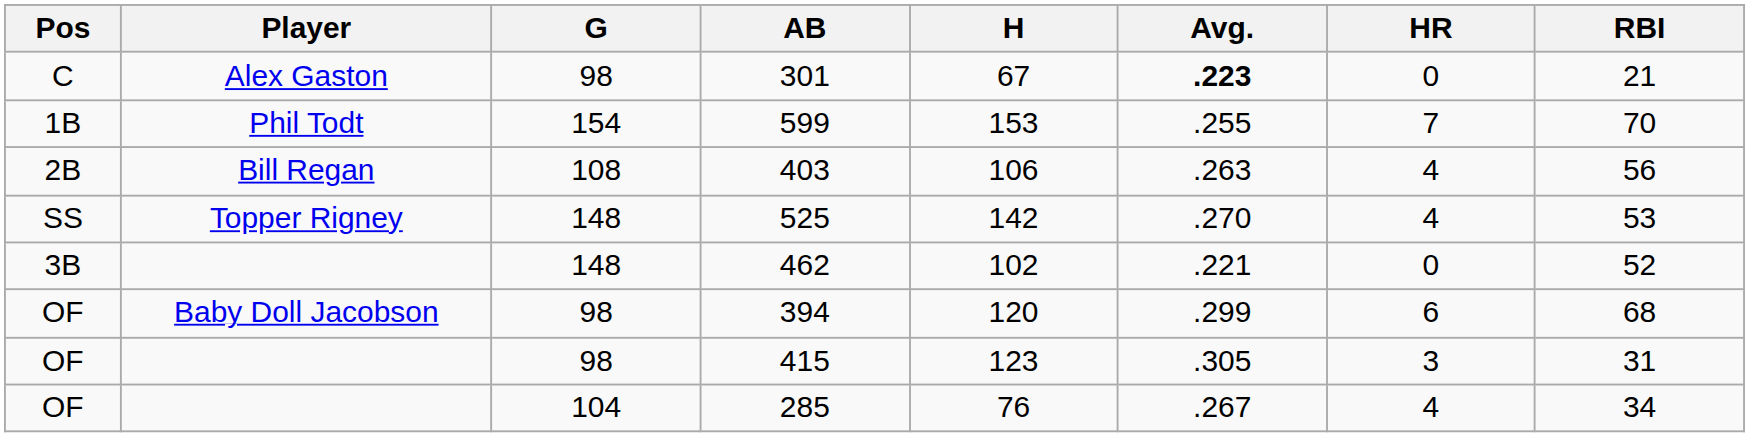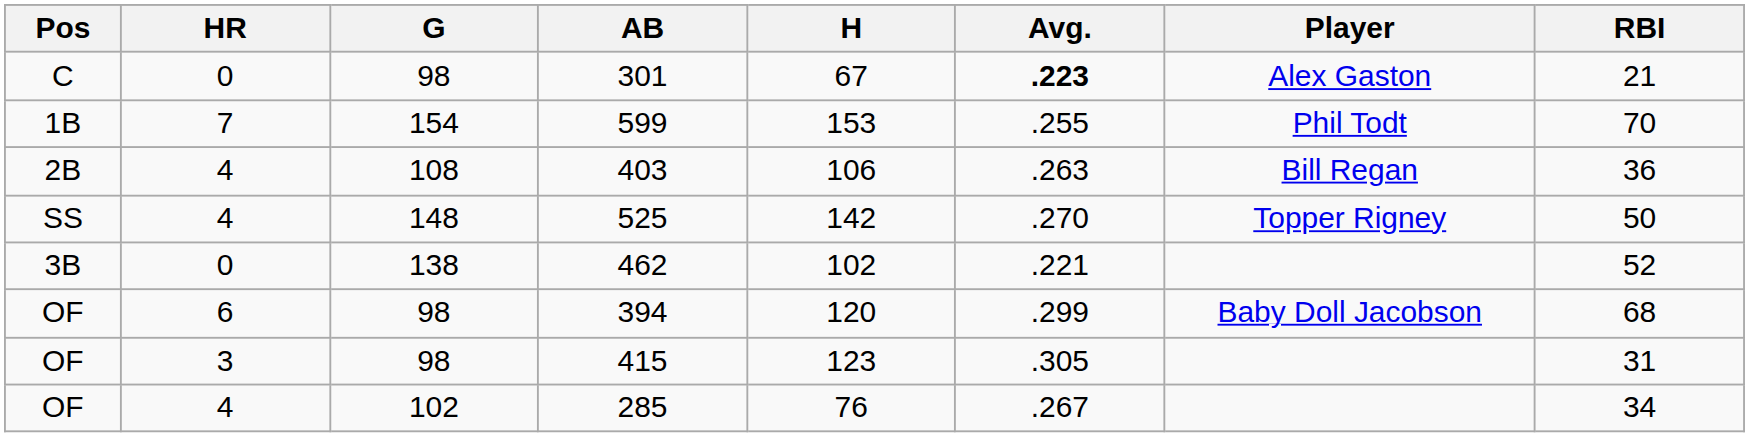columns swapped: (306, 28) <-> (1431, 28)
(1640, 170) 56 -> (1640, 170) 36
(1640, 218) 53 -> (1640, 218) 50
(596, 265) 148 -> (434, 265) 138
(596, 407) 104 -> (434, 407) 102
